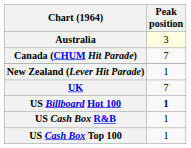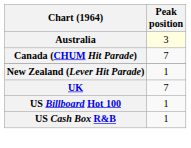(166, 103) bold -> (166, 103) normal
- row: (76, 135)
